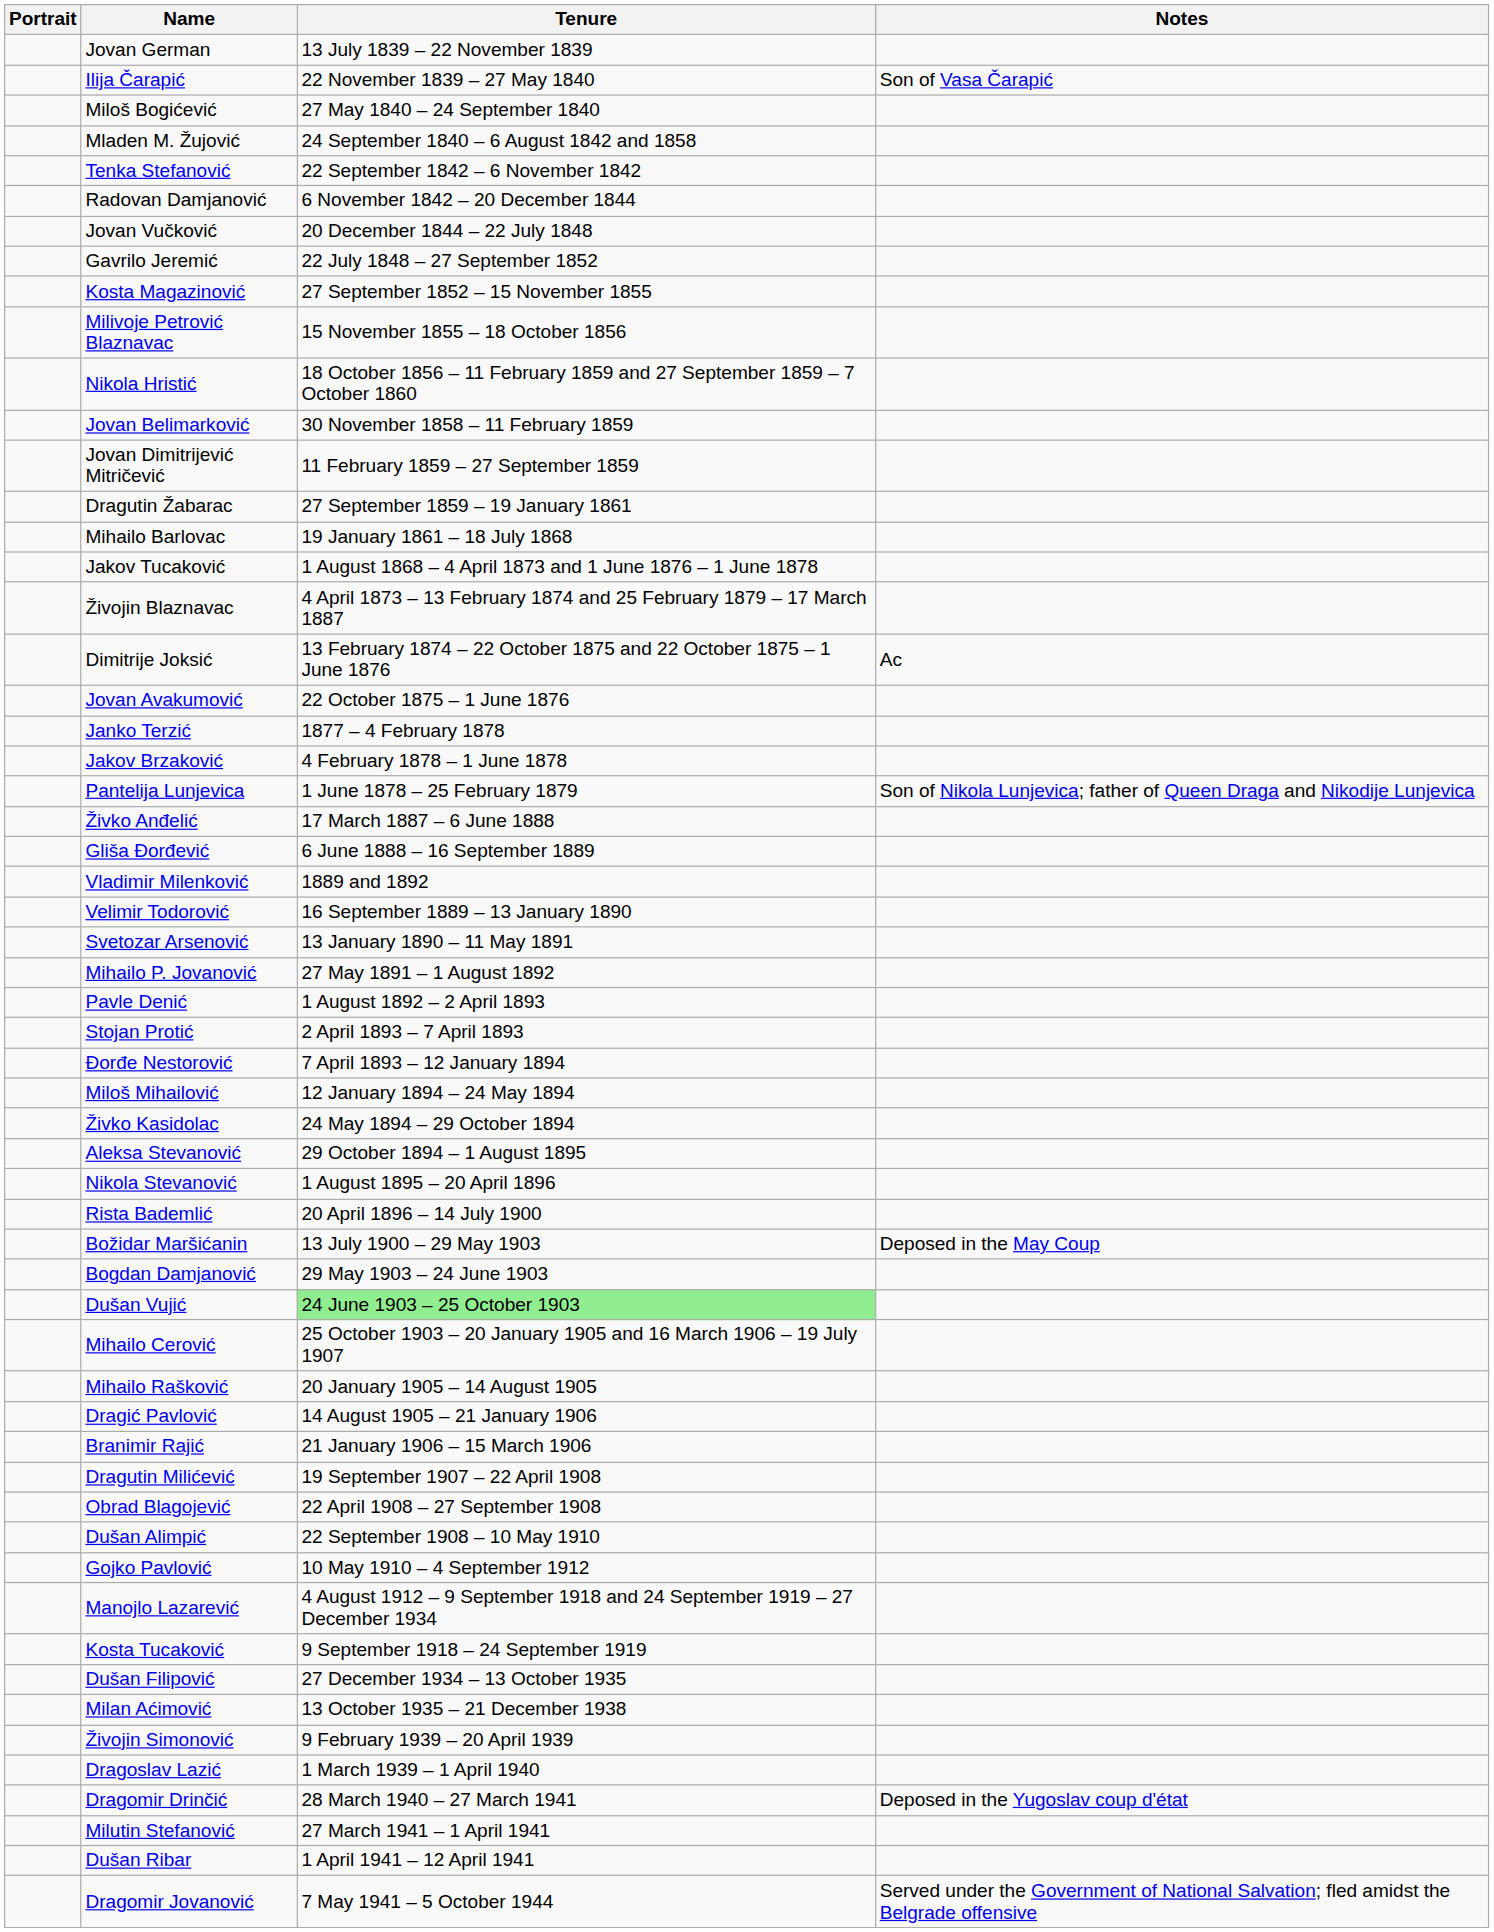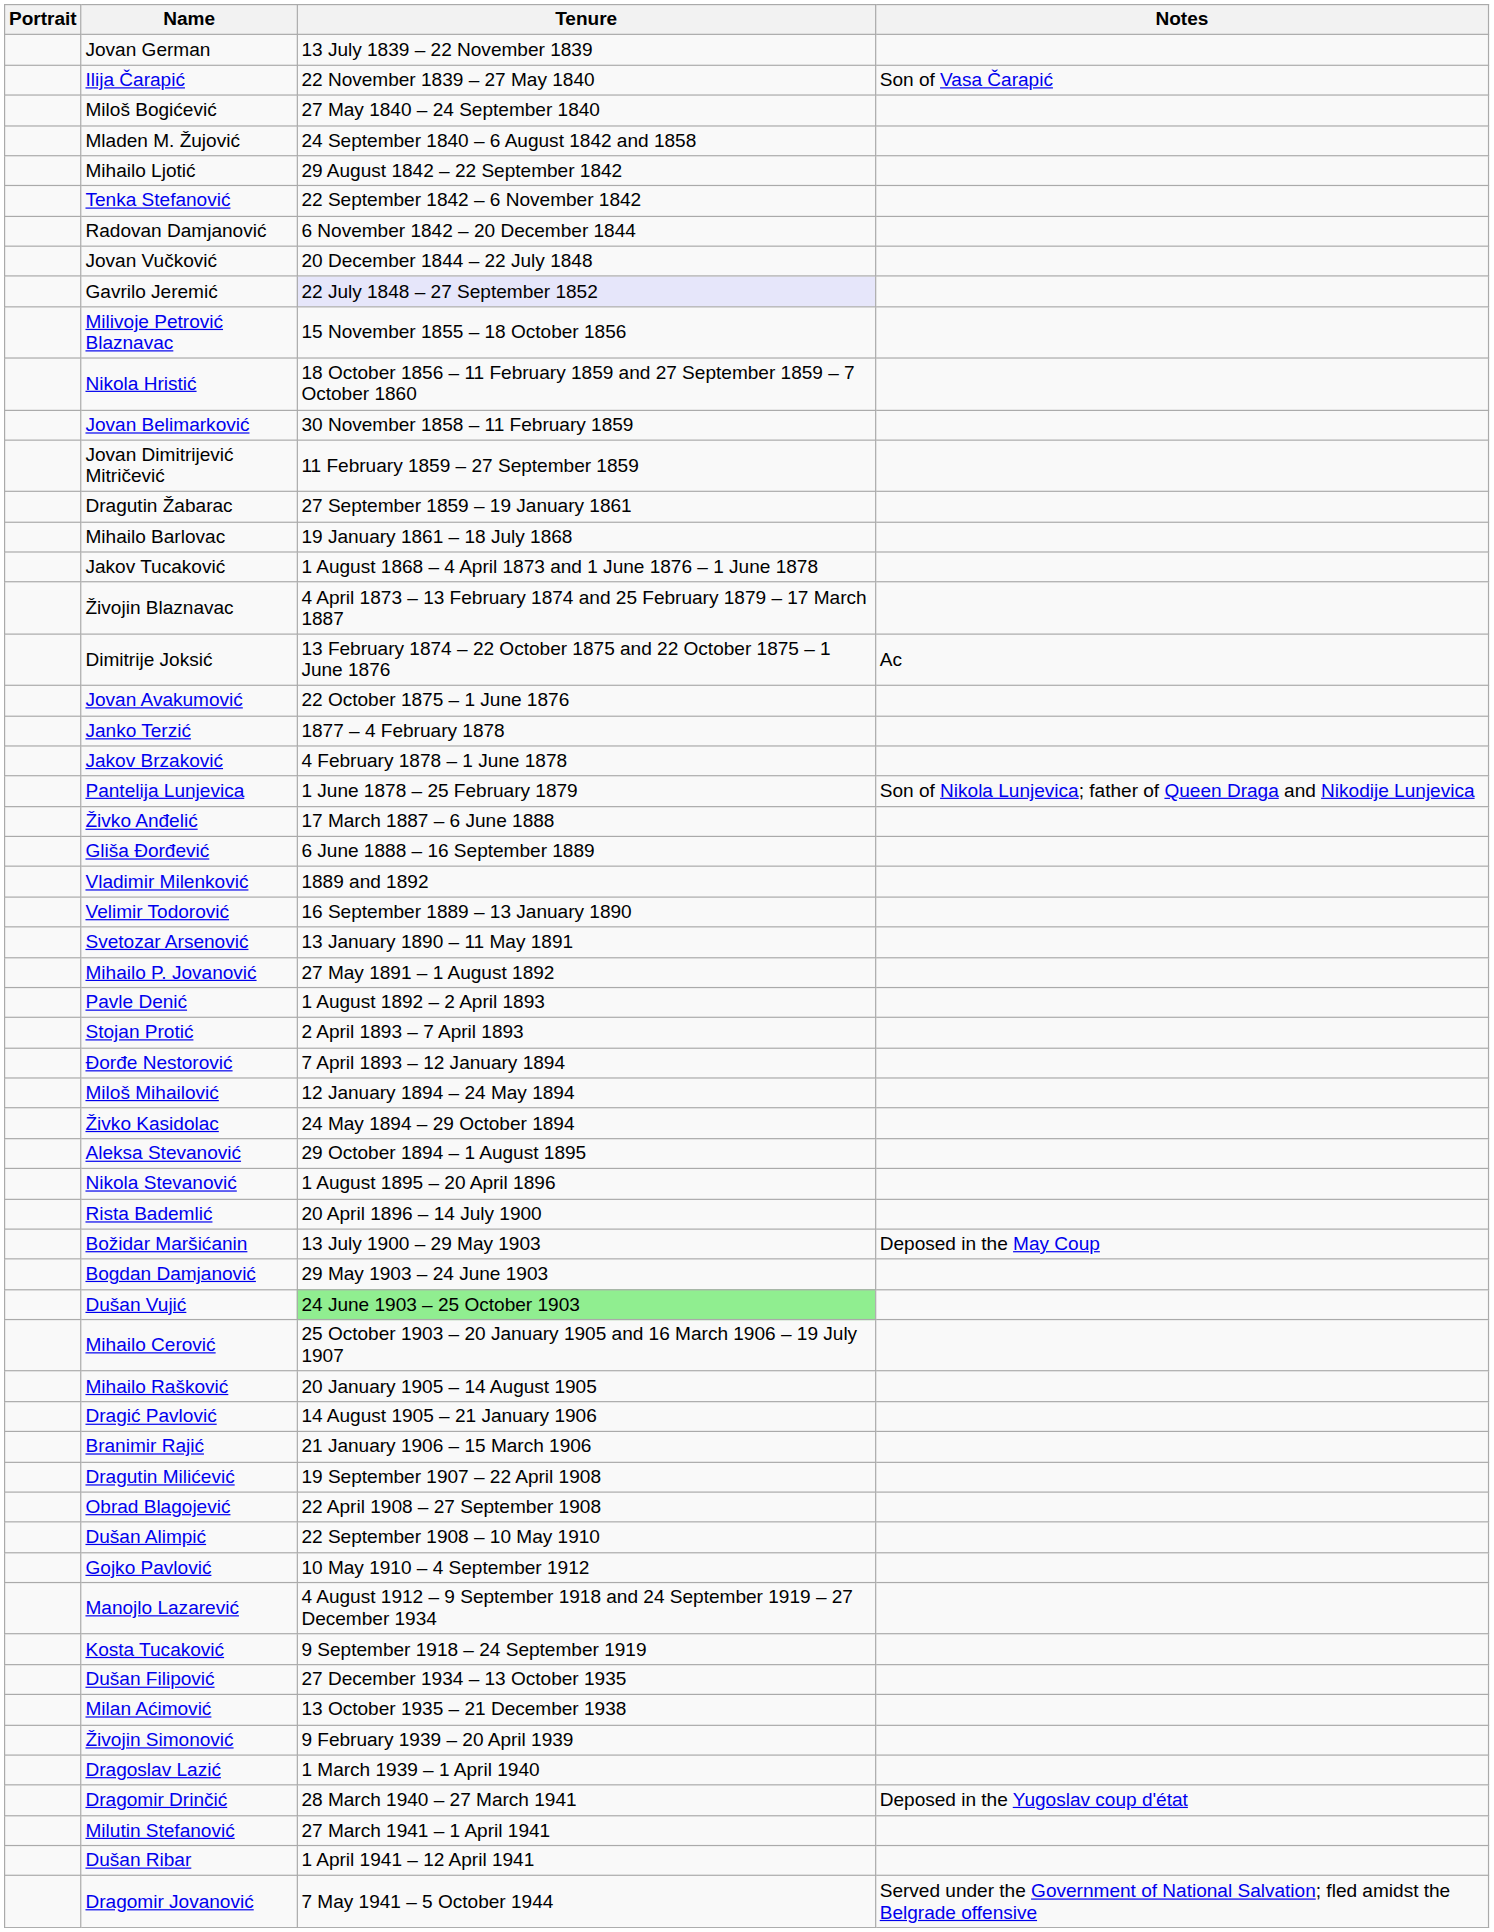+ row: (141, 170)
(450, 261) no background -> (450, 291) lavender background
- row: (165, 291)
